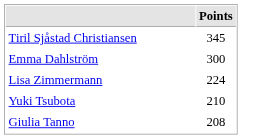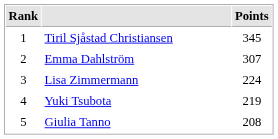+ column: (23, 16)
(216, 59) 300 -> (252, 59) 307
(216, 101) 210 -> (252, 101) 219
